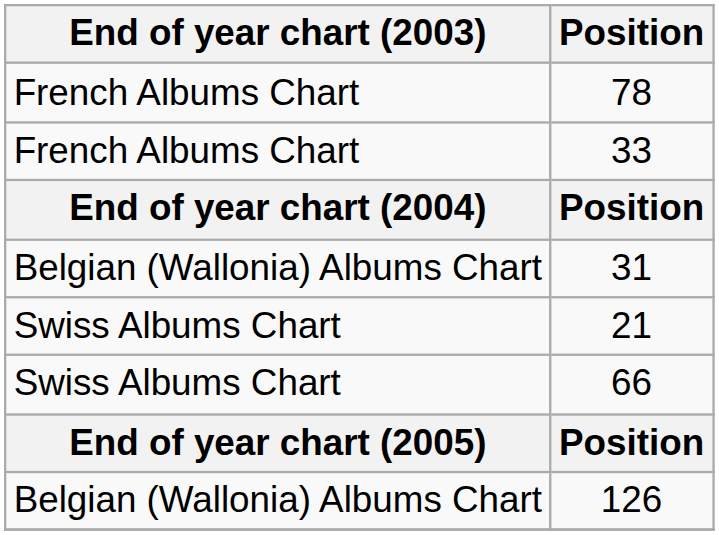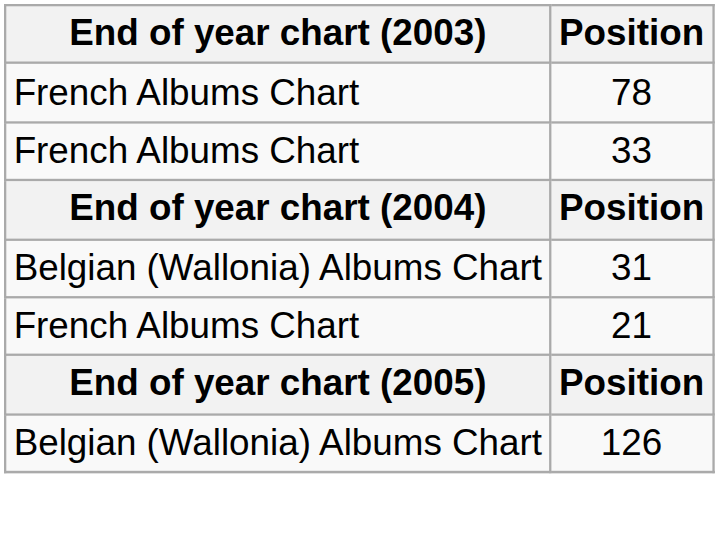(177, 325) Swiss Albums Chart -> (186, 325) French Albums Chart
- row: (632, 383)
